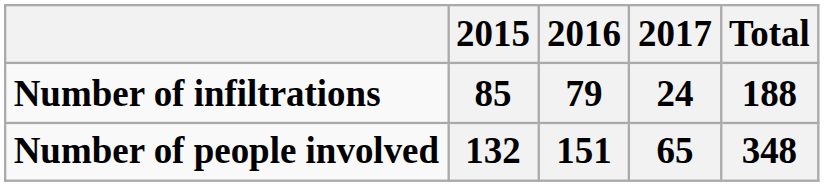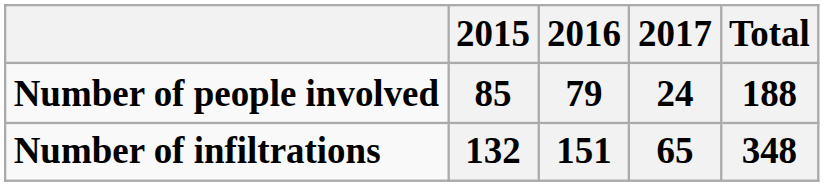(197, 92) Number of infiltrations -> (226, 92) Number of people involved
(226, 151) Number of people involved -> (197, 151) Number of infiltrations
